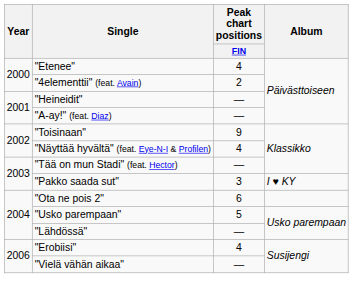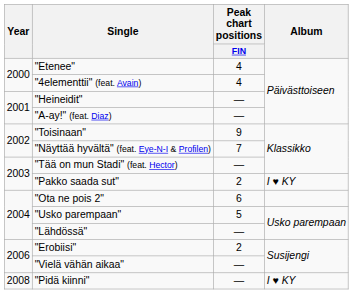(239, 83) 2 -> (239, 83) 4
(239, 149) 4 -> (239, 149) 7
(239, 182) 3 -> (239, 182) 2
(239, 248) 4 -> (239, 248) 2
+ row: (62, 280)
